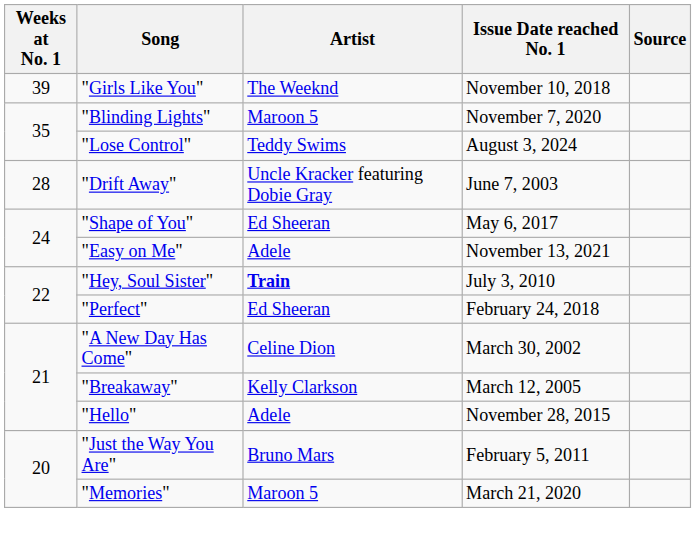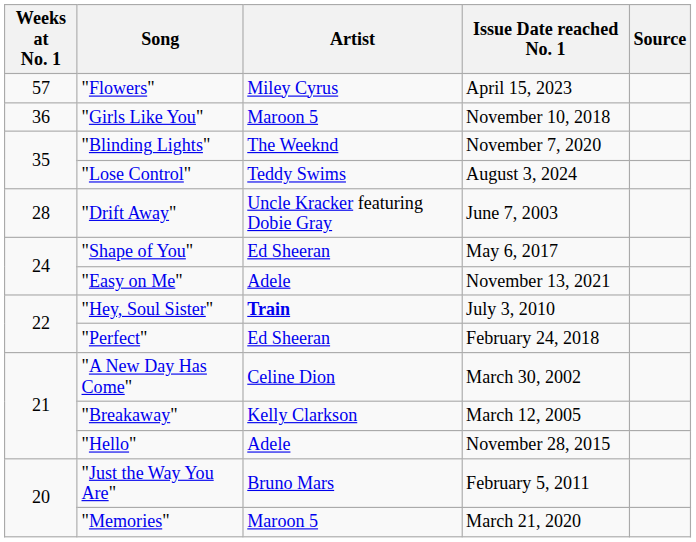+ row: (118, 88)
(41, 88) 39 -> (41, 116) 36
(293, 88) The Weeknd -> (283, 116) Maroon 5
(283, 116) Maroon 5 -> (293, 145) The Weeknd
